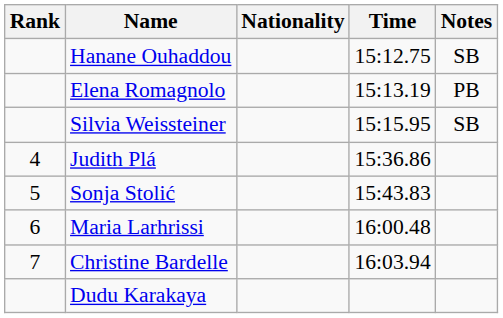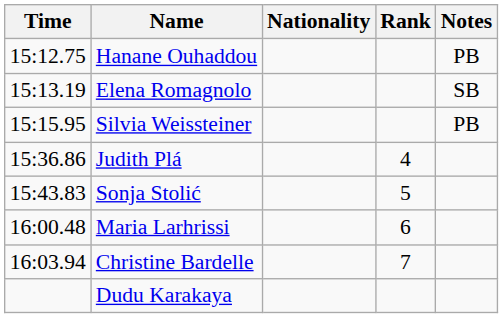columns swapped: (35, 21) <-> (393, 21)
(466, 55) SB -> (466, 55) PB
(466, 90) PB -> (466, 90) SB
(466, 124) SB -> (466, 124) PB
